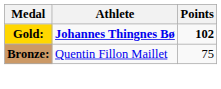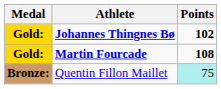+ row: (101, 53)
(208, 53) no background -> (208, 73) paleturquoise background
